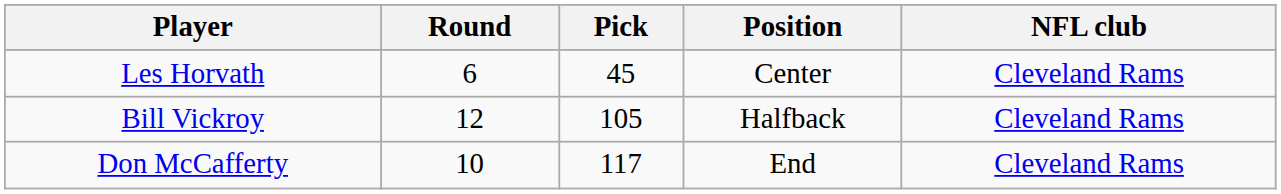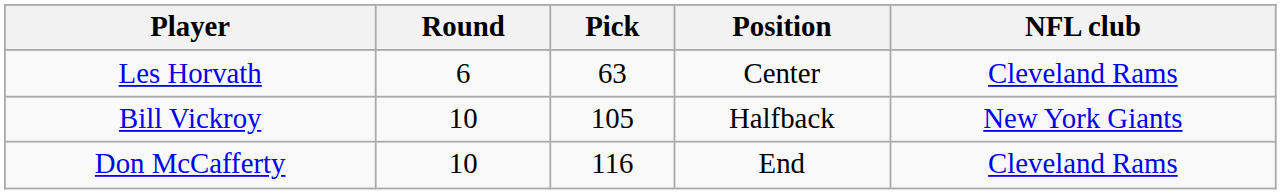(621, 73) 45 -> (612, 73) 63
(470, 118) 12 -> (463, 118) 10
(1089, 118) Cleveland Rams -> (1083, 118) New York Giants
(621, 164) 117 -> (612, 164) 116
